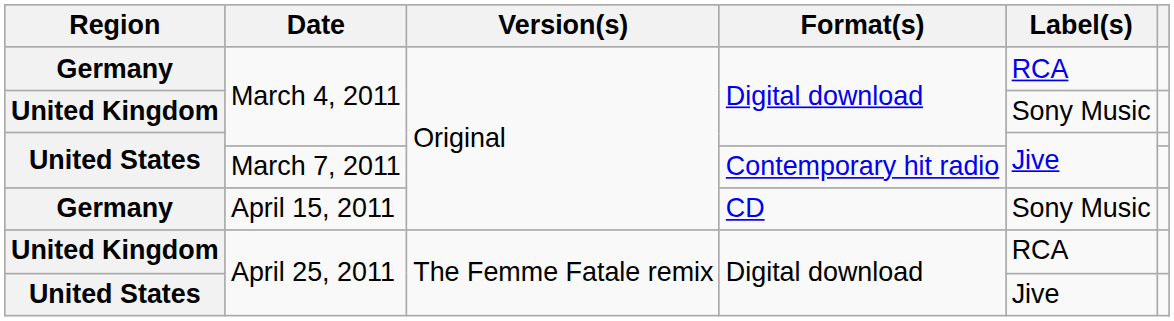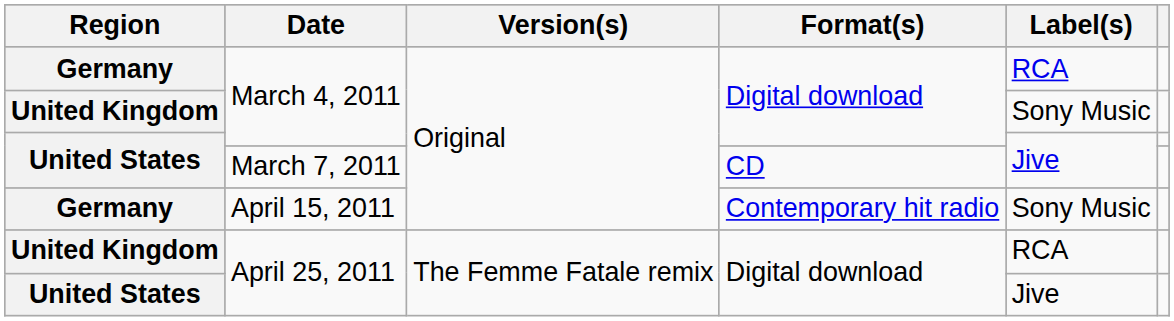(863, 166) Contemporary hit radio -> (745, 166) CD
(745, 208) CD -> (863, 208) Contemporary hit radio
